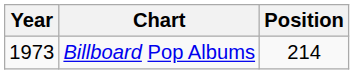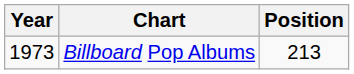(304, 52) 214 -> (304, 52) 213
